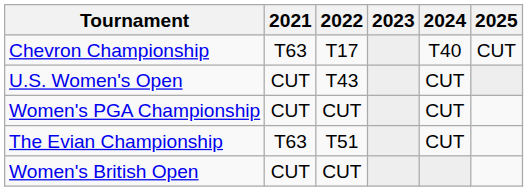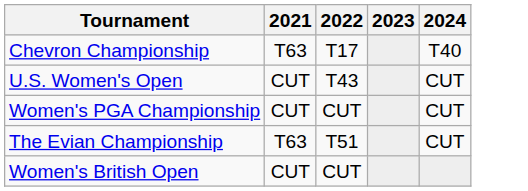- column: (496, 20)
